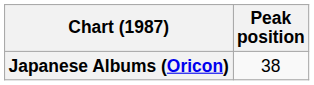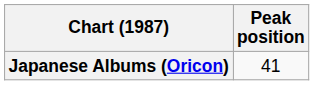(271, 65) 38 -> (271, 65) 41
